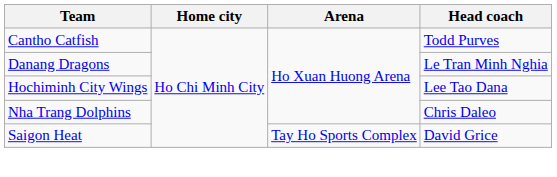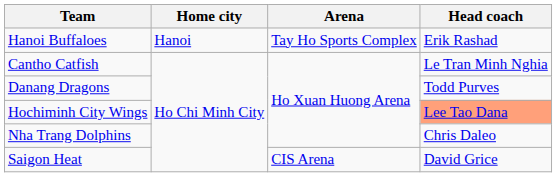+ row: (57, 40)
(461, 40) Todd Purves -> (486, 64) Le Tran Minh Nghia
(486, 64) Le Tran Minh Nghia -> (461, 87) Todd Purves
(466, 87) no background -> (466, 111) lightsalmon background
(344, 135) Tay Ho Sports Complex -> (303, 159) CIS Arena
